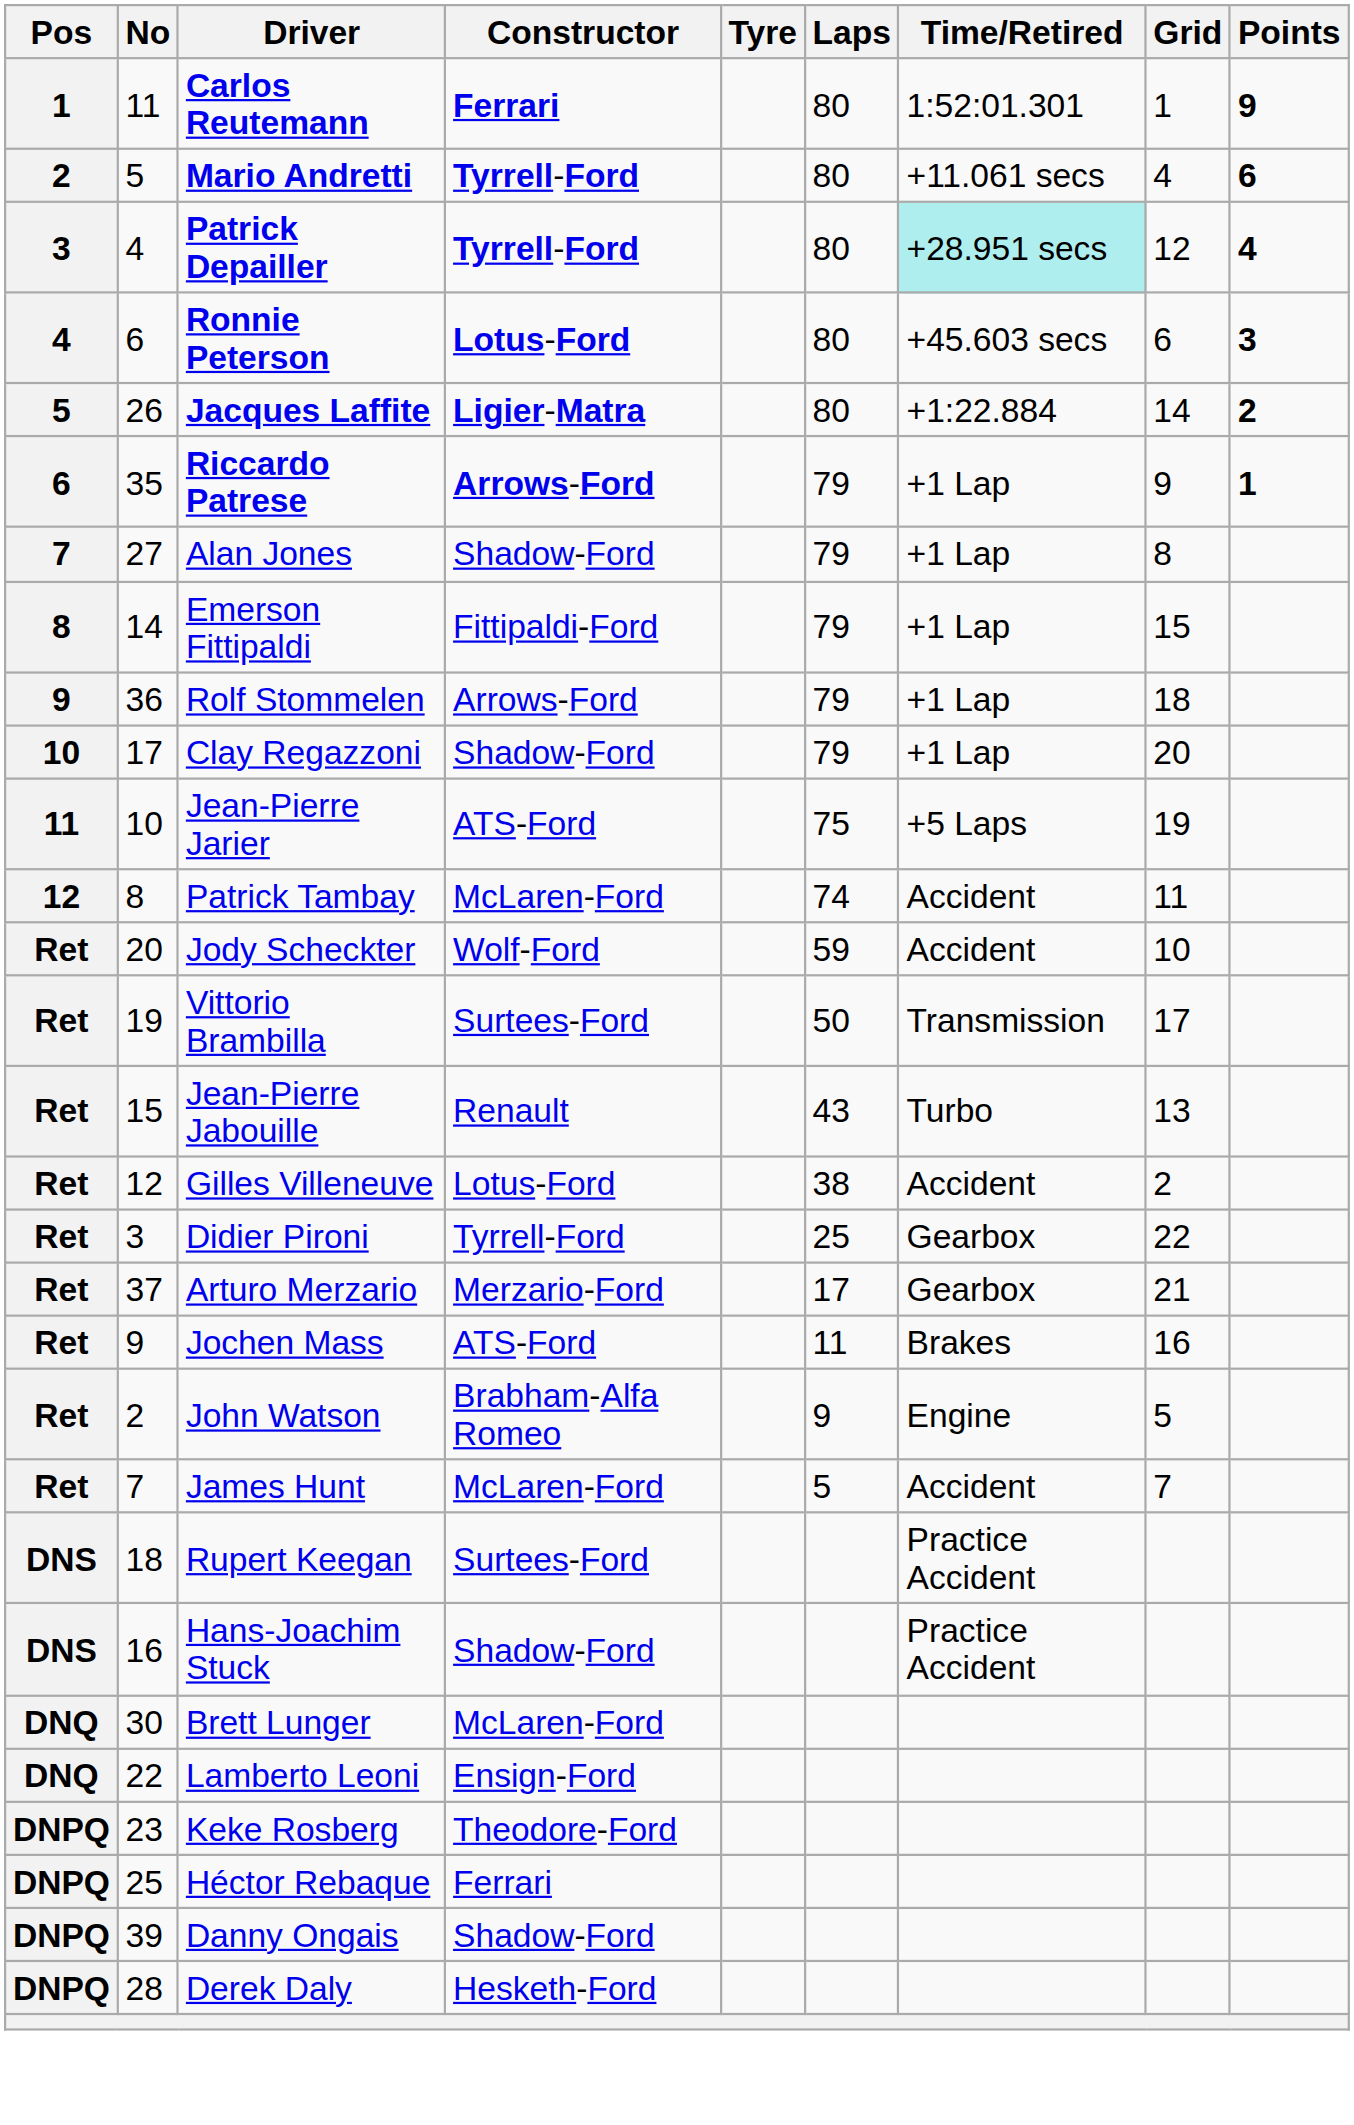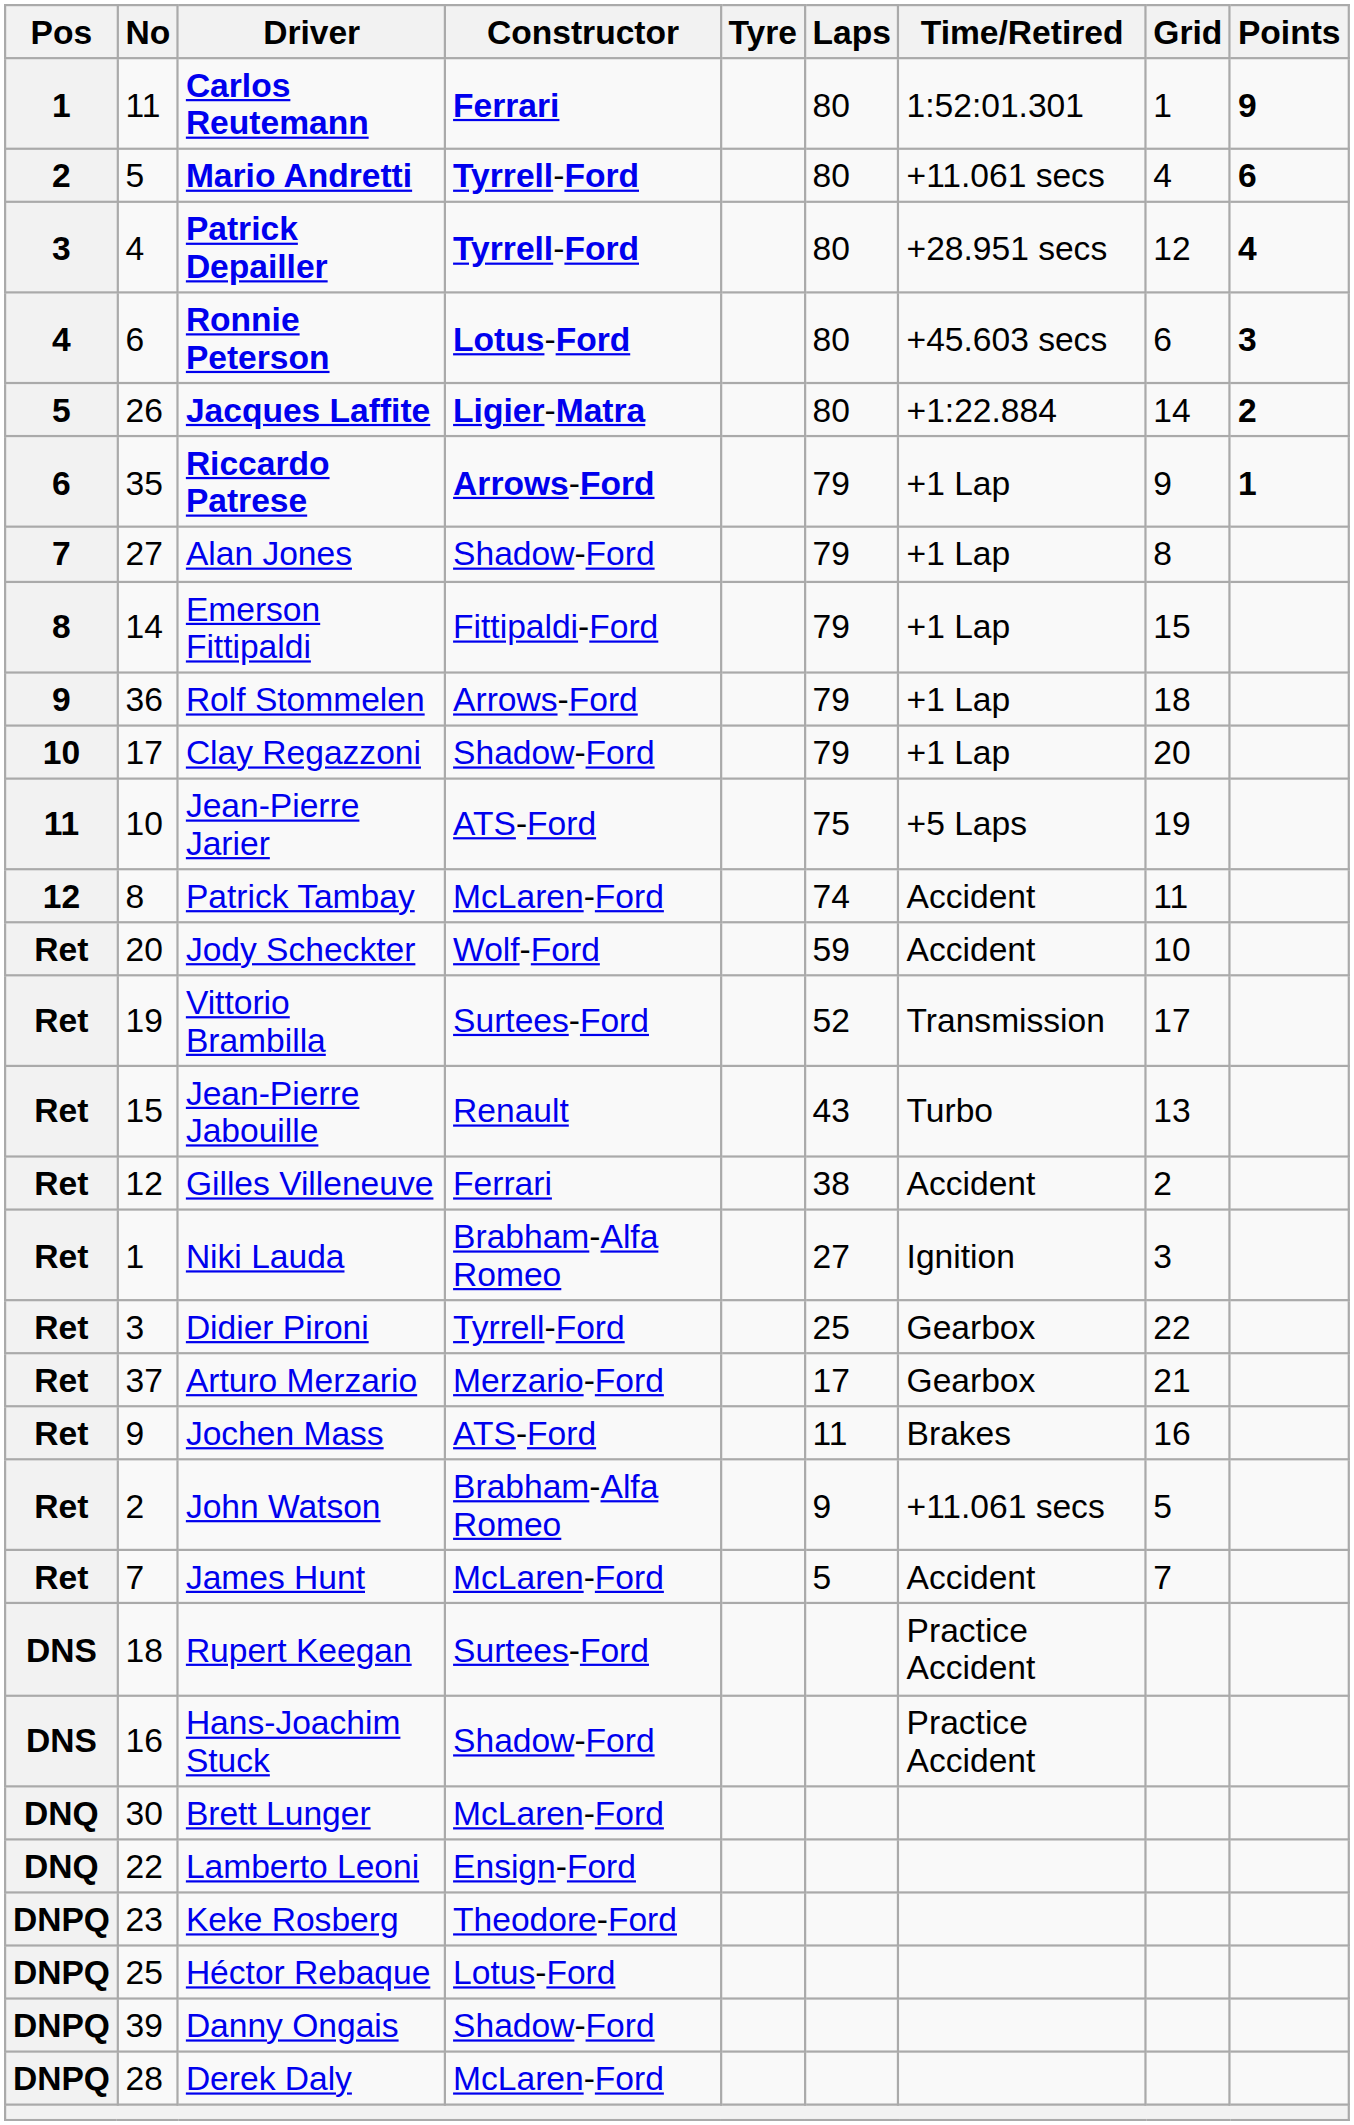(1007, 248) paleturquoise background -> (1007, 248) no background
(831, 1021) 50 -> (831, 1021) 52
(534, 1183) Lotus-Ford -> (502, 1183) Ferrari
+ row: (265, 1255)
(959, 1415) Engine -> (1006, 1506) +11.061 secs
(502, 1881) Ferrari -> (534, 1972) Lotus-Ford
(555, 1987) Hesketh-Ford -> (558, 2078) McLaren-Ford
